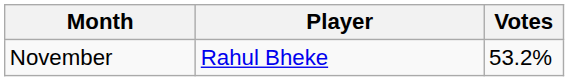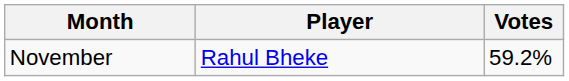(521, 57) 53.2% -> (521, 57) 59.2%
